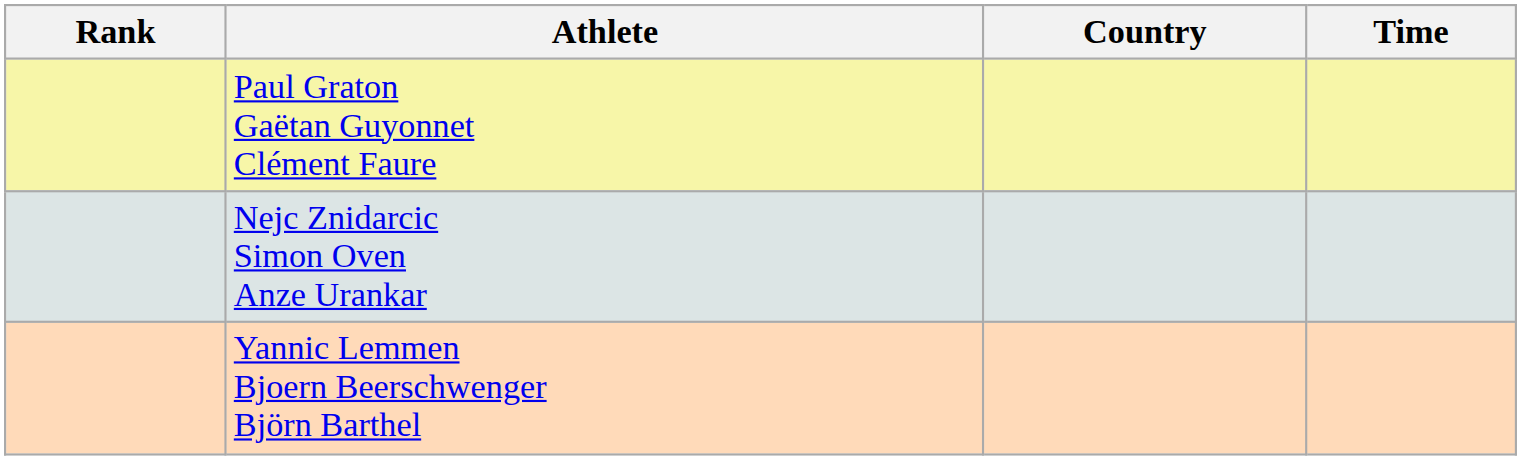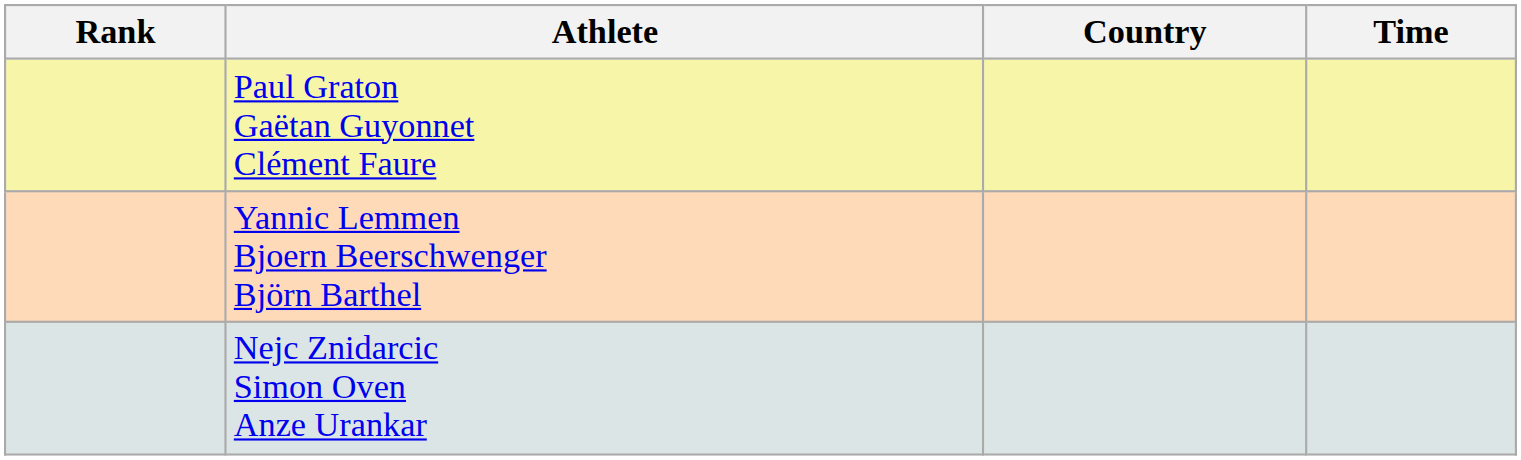rows swapped: (336, 255) <-> (390, 387)
